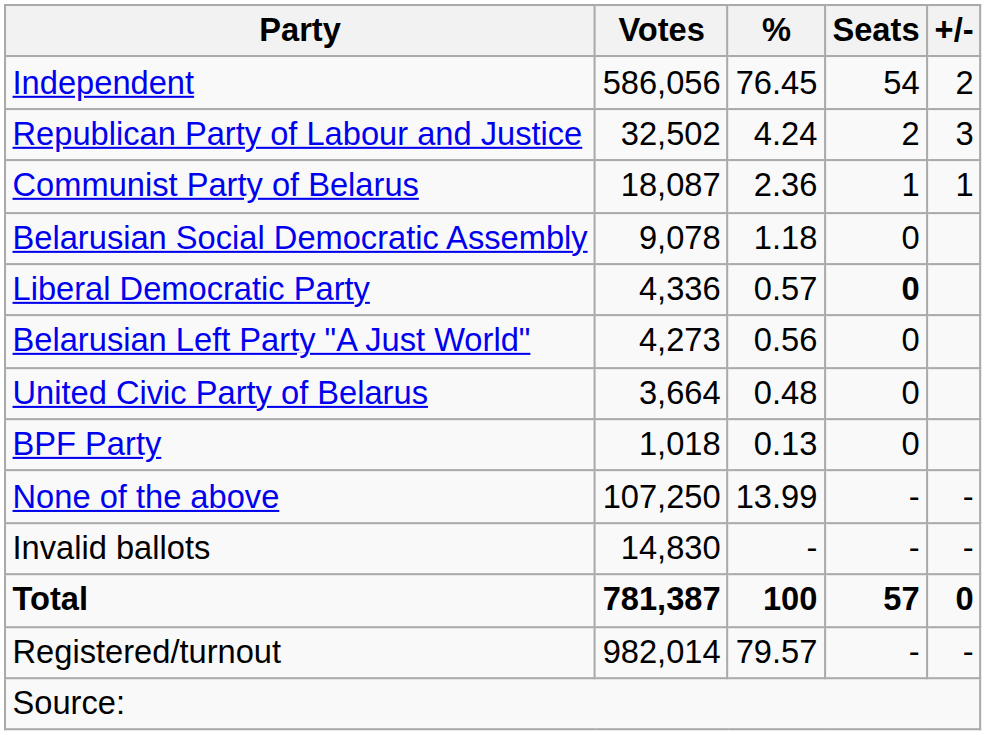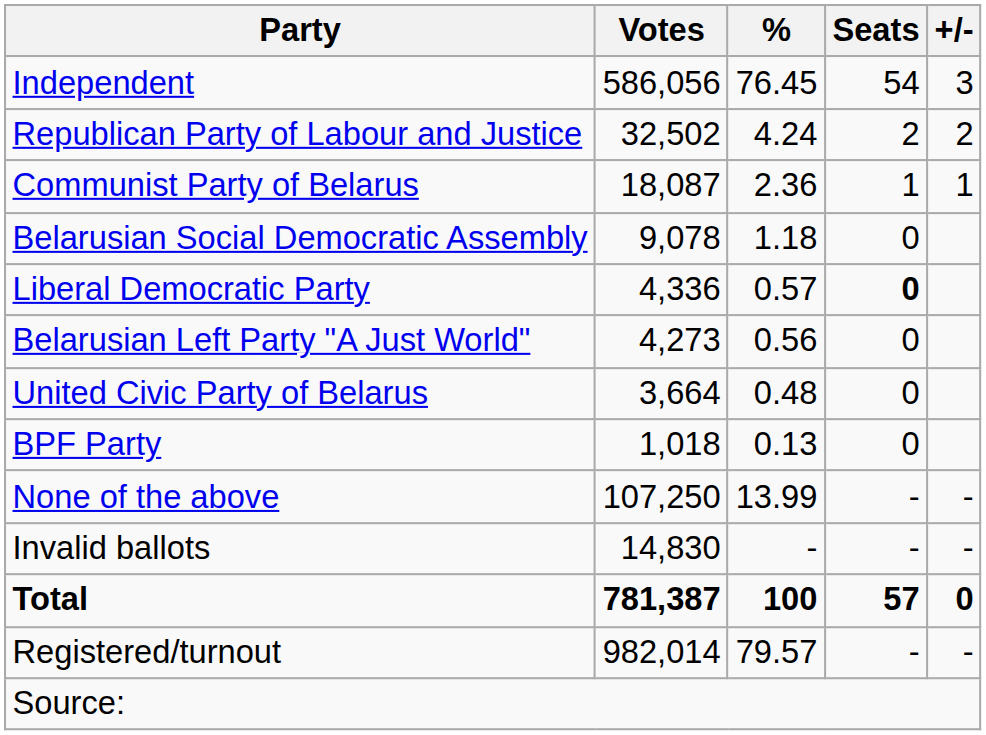(965, 82) 2 -> (965, 82) 3
(965, 133) 3 -> (965, 133) 2
